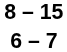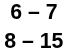rows swapped: (34, 41) <-> (34, 12)
